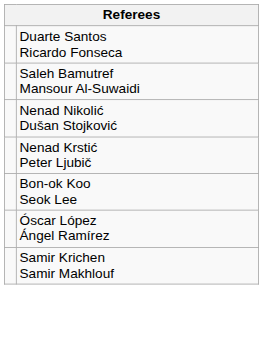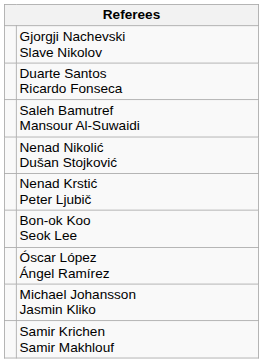+ row: (72, 44)
+ row: (78, 302)
